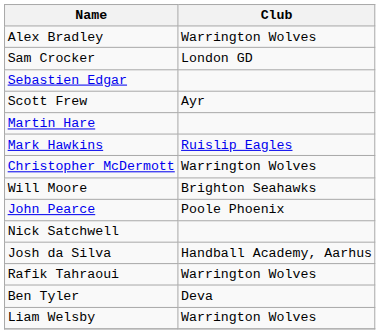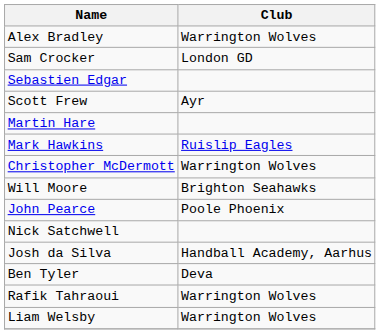rows swapped: (63, 275) <-> (43, 296)
